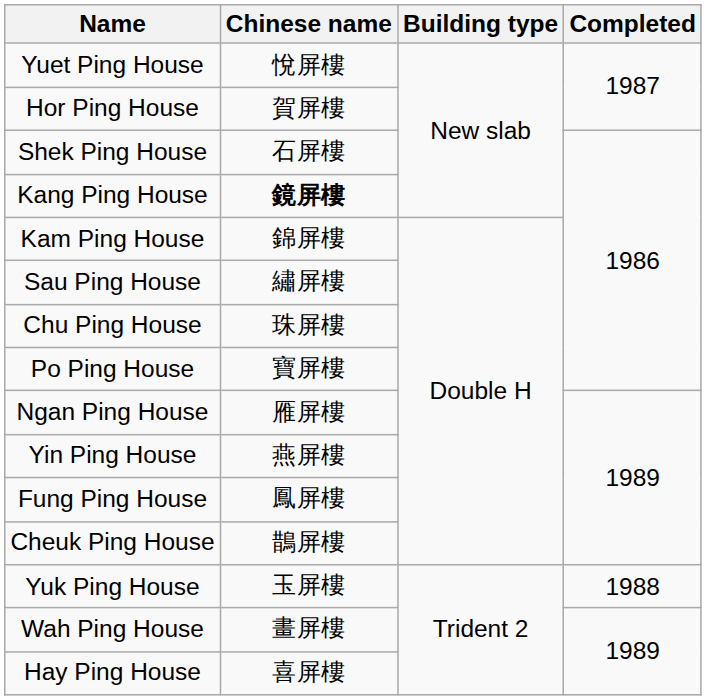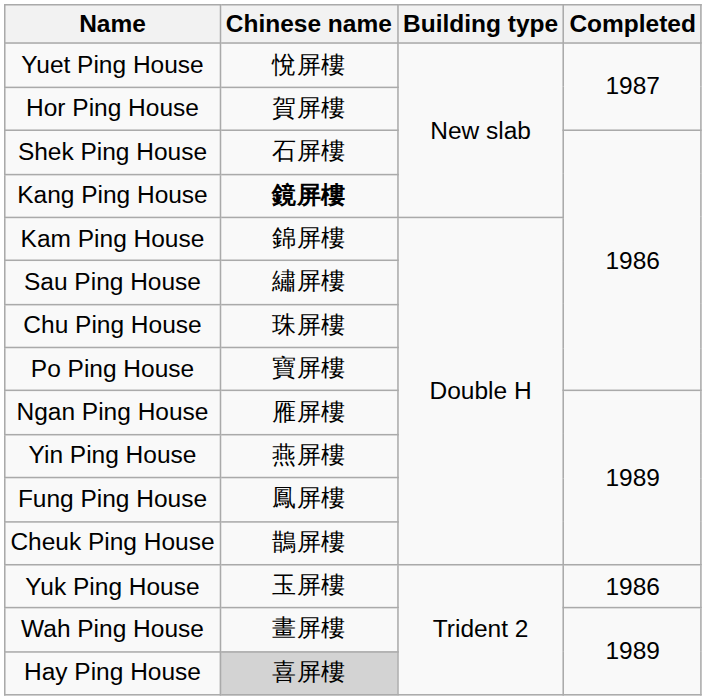(633, 585) 1988 -> (633, 585) 1986
(309, 672) no background -> (309, 672) lightgrey background
